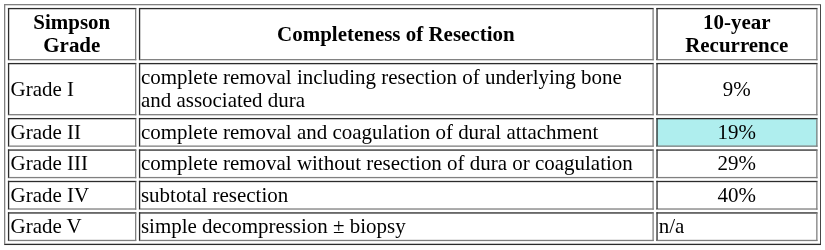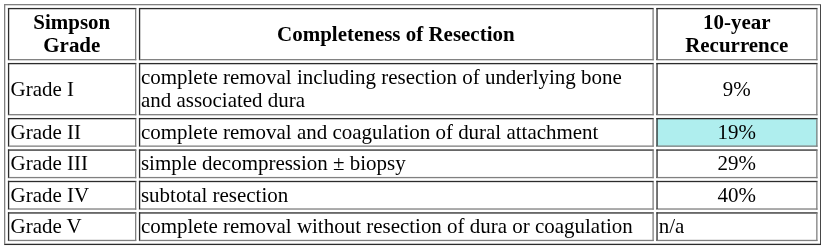(387, 163) complete removal without resection of dura or coagulation -> (273, 163) simple decompression ± biopsy
(273, 226) simple decompression ± biopsy -> (387, 226) complete removal without resection of dura or coagulation
